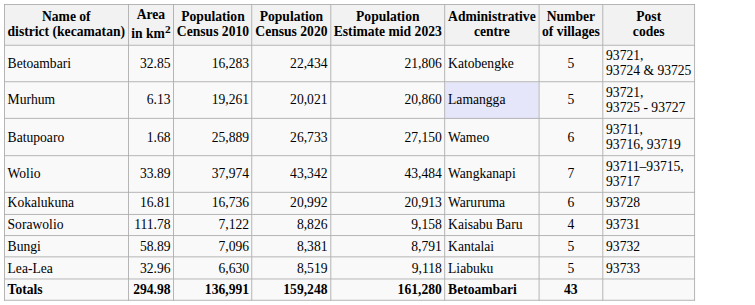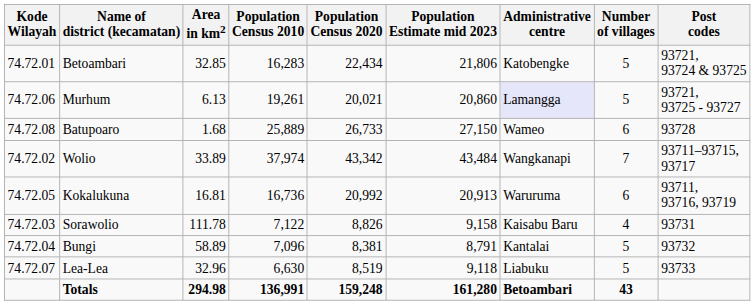+ column: (32, 24)
(643, 137) 93711, 93716, 93719 -> (678, 129) 93728
(623, 203) 93728 -> (699, 195) 93711, 93716, 93719
